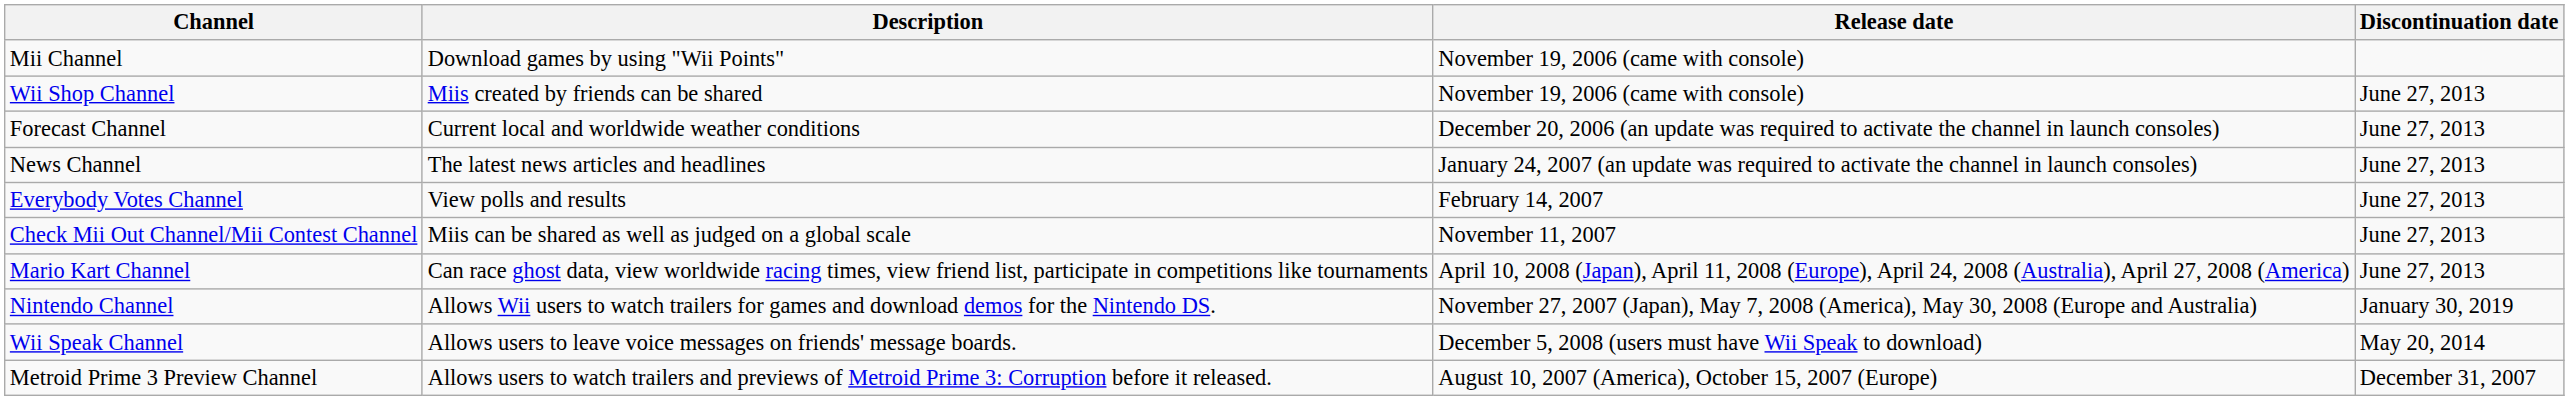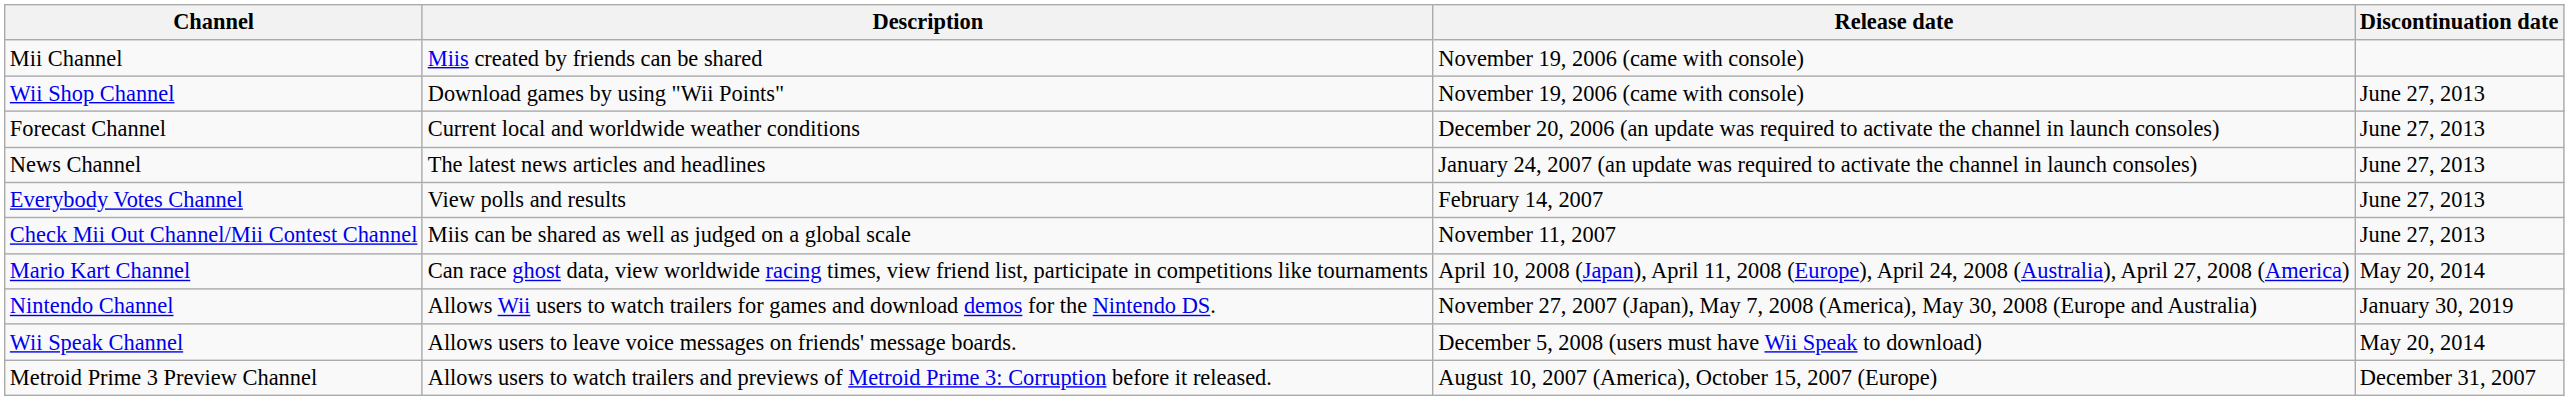(606, 57) Download games by using "Wii Points" -> (595, 57) Miis created by friends can be shared
(595, 93) Miis created by friends can be shared -> (606, 93) Download games by using "Wii Points"
(2422, 270) June 27, 2013 -> (2422, 270) May 20, 2014
